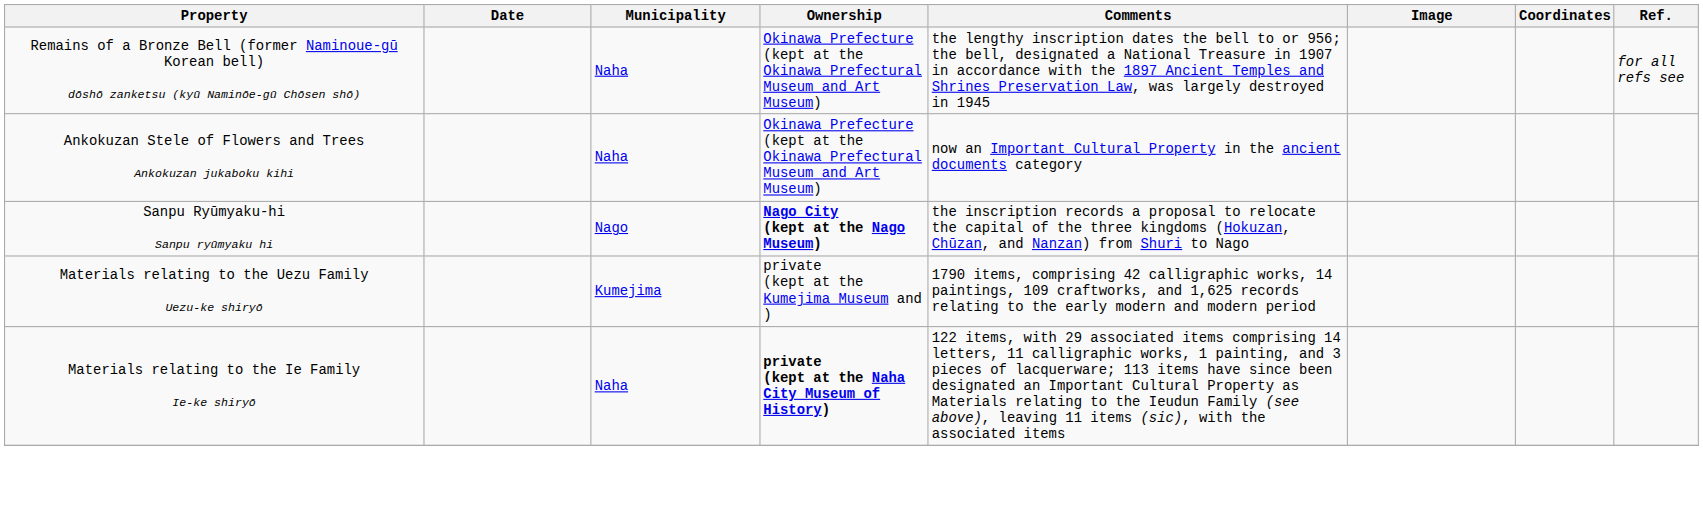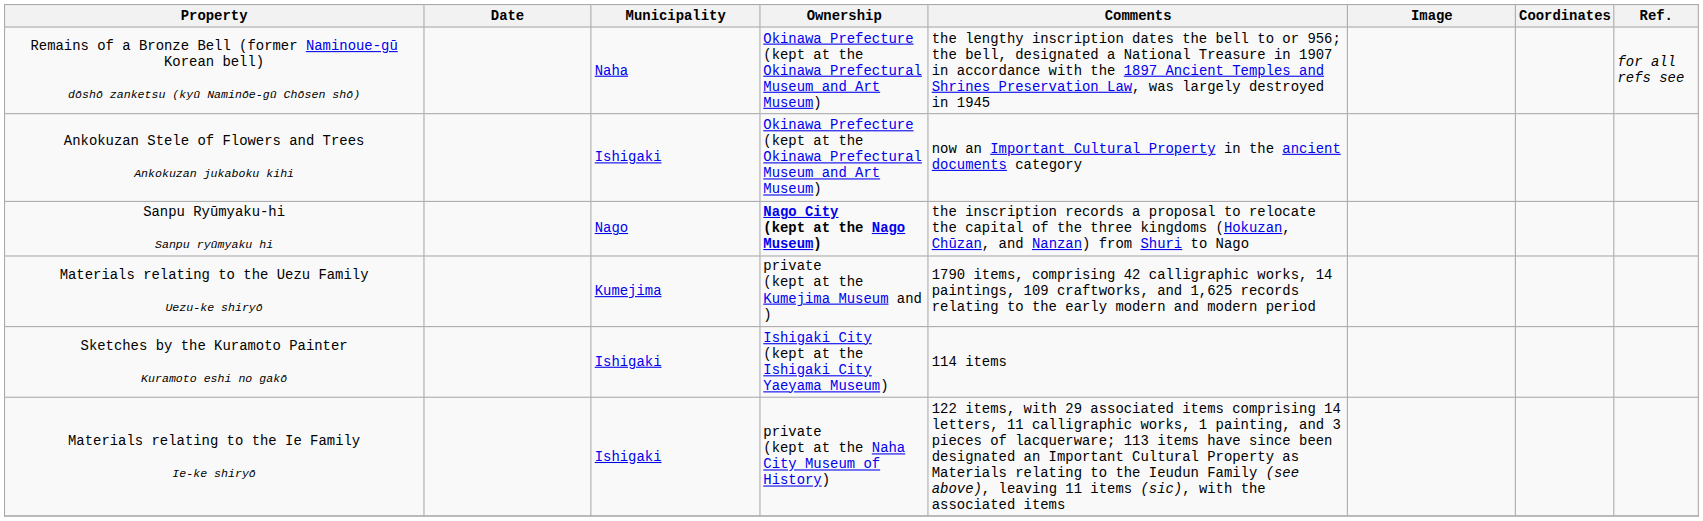(611, 158) Naha -> (628, 158) Ishigaki
+ row: (214, 361)
(611, 386) Naha -> (628, 457) Ishigaki
(834, 386) bold -> (834, 457) normal
